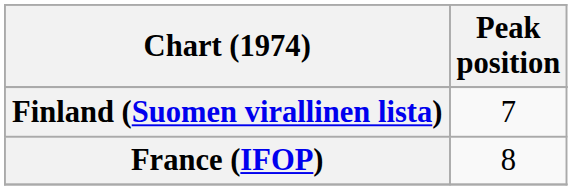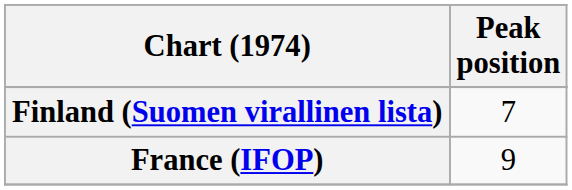(508, 160) 8 -> (508, 160) 9
